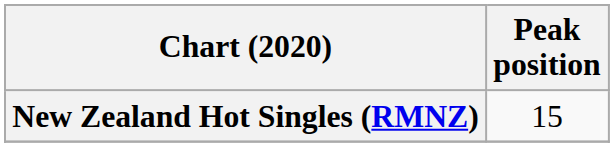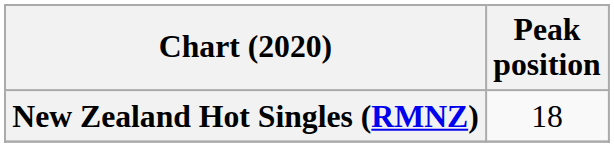(547, 115) 15 -> (547, 115) 18
